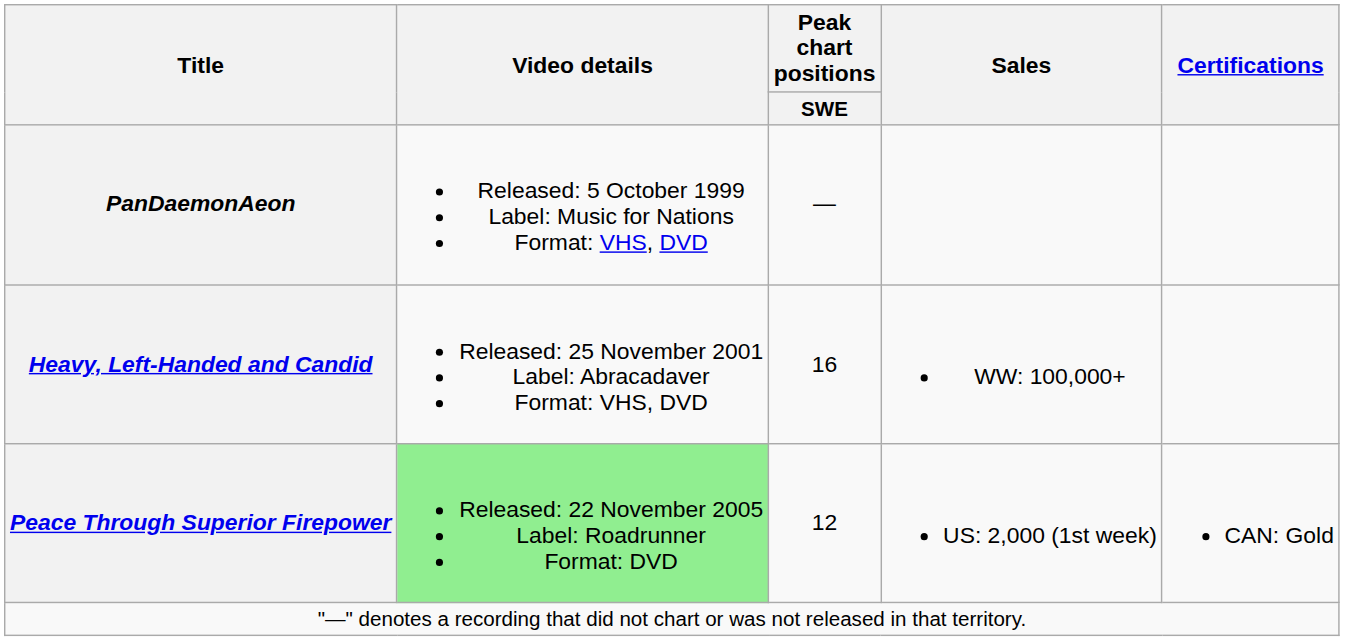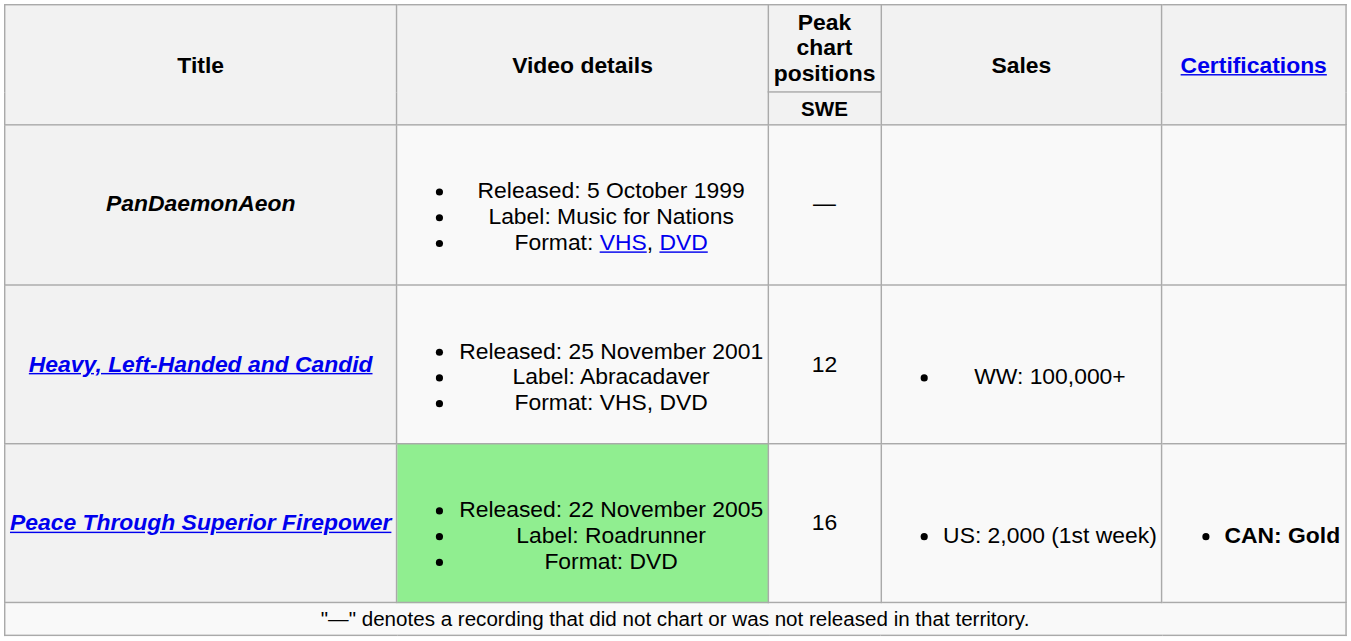(825, 363) 16 -> (825, 363) 12
(825, 522) 12 -> (825, 522) 16
(1251, 536) normal -> (1254, 536) bold
